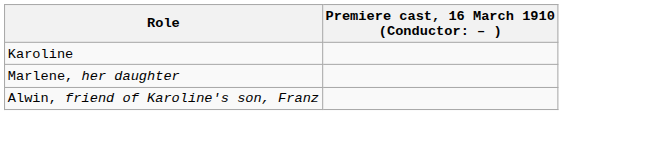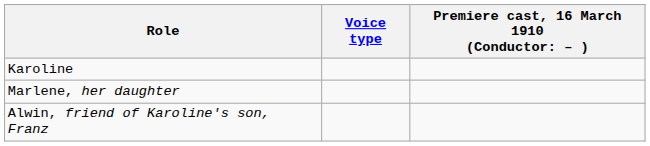+ column: (366, 31)
